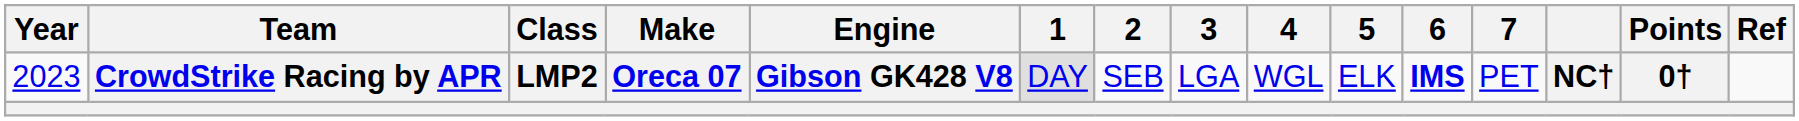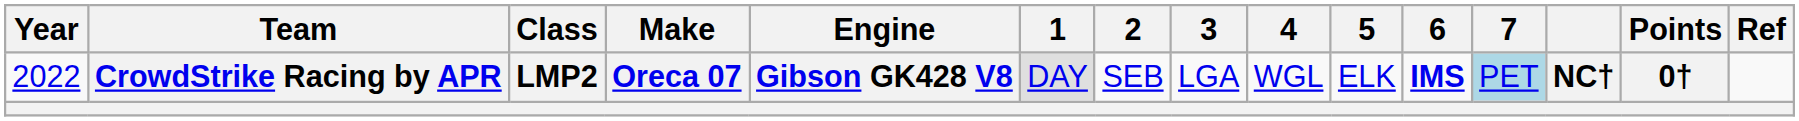(46, 77) 2023 -> (46, 77) 2022
(1509, 77) no background -> (1509, 77) lightblue background
